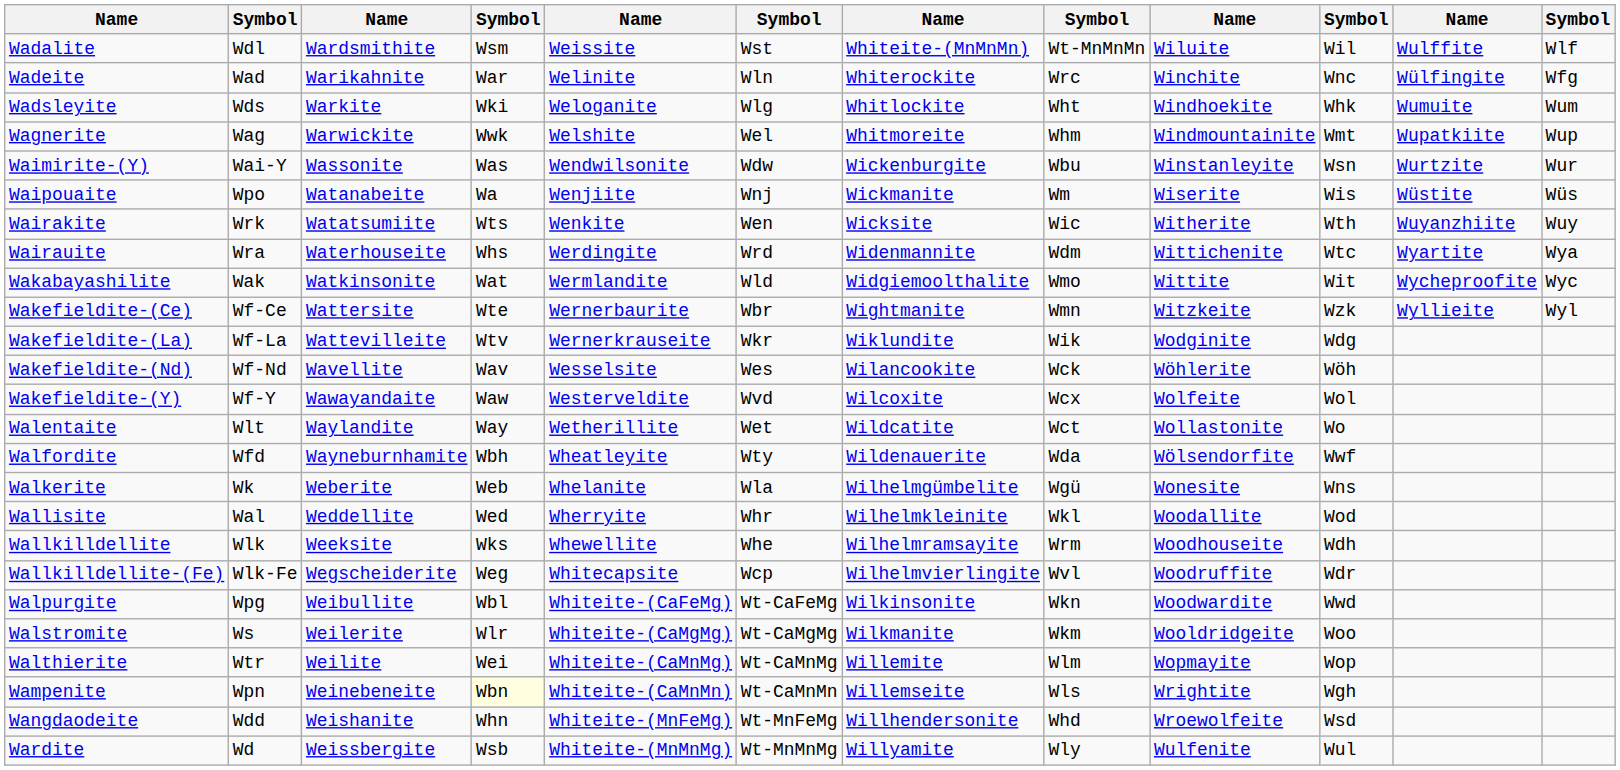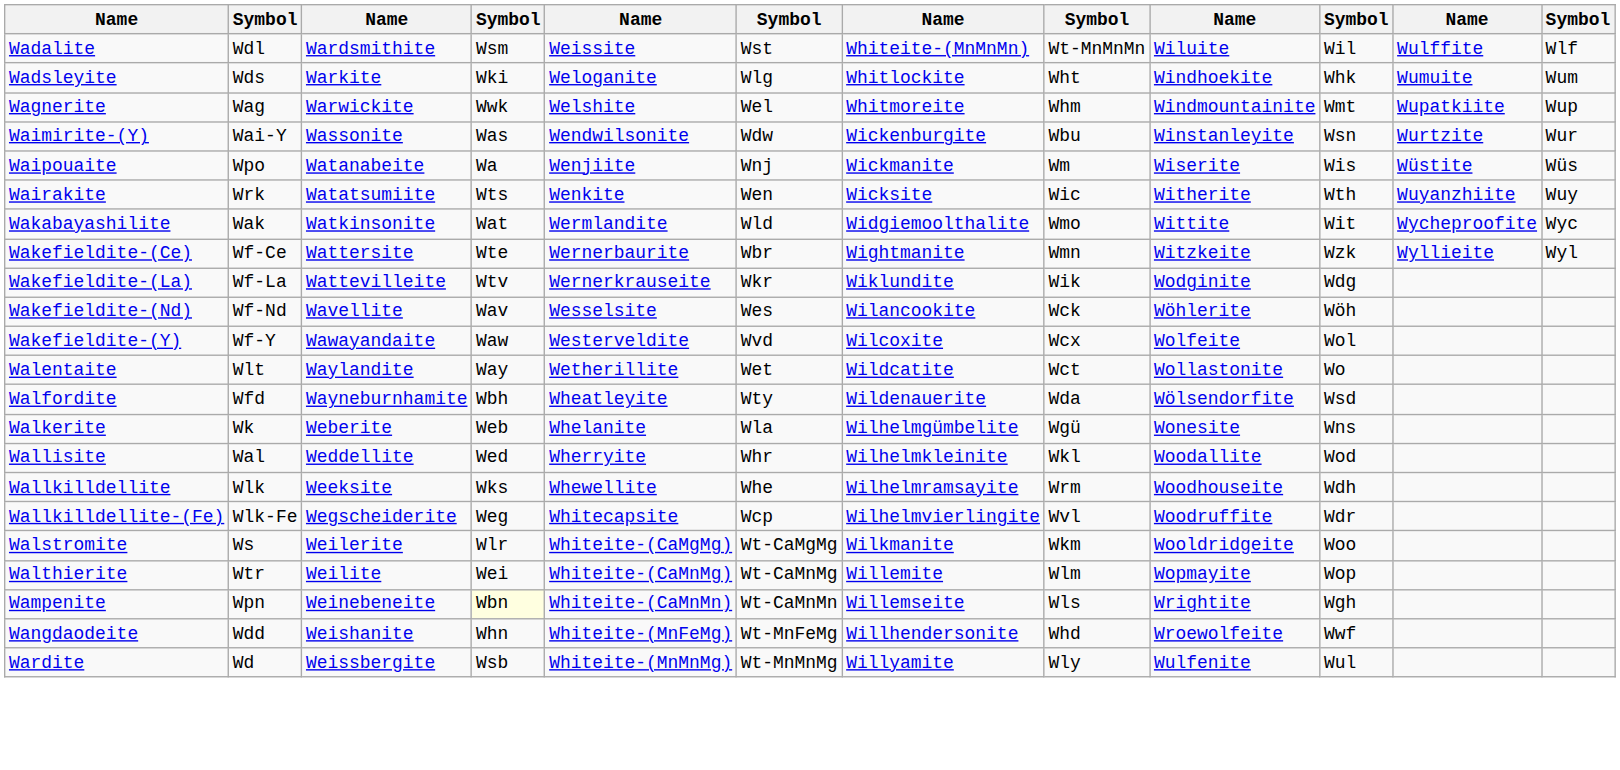- row: (47, 78)
- row: (57, 253)
(1340, 458) Wwf -> (1340, 399) Wsd
- row: (63, 604)
(1340, 721) Wsd -> (1340, 633) Wwf
